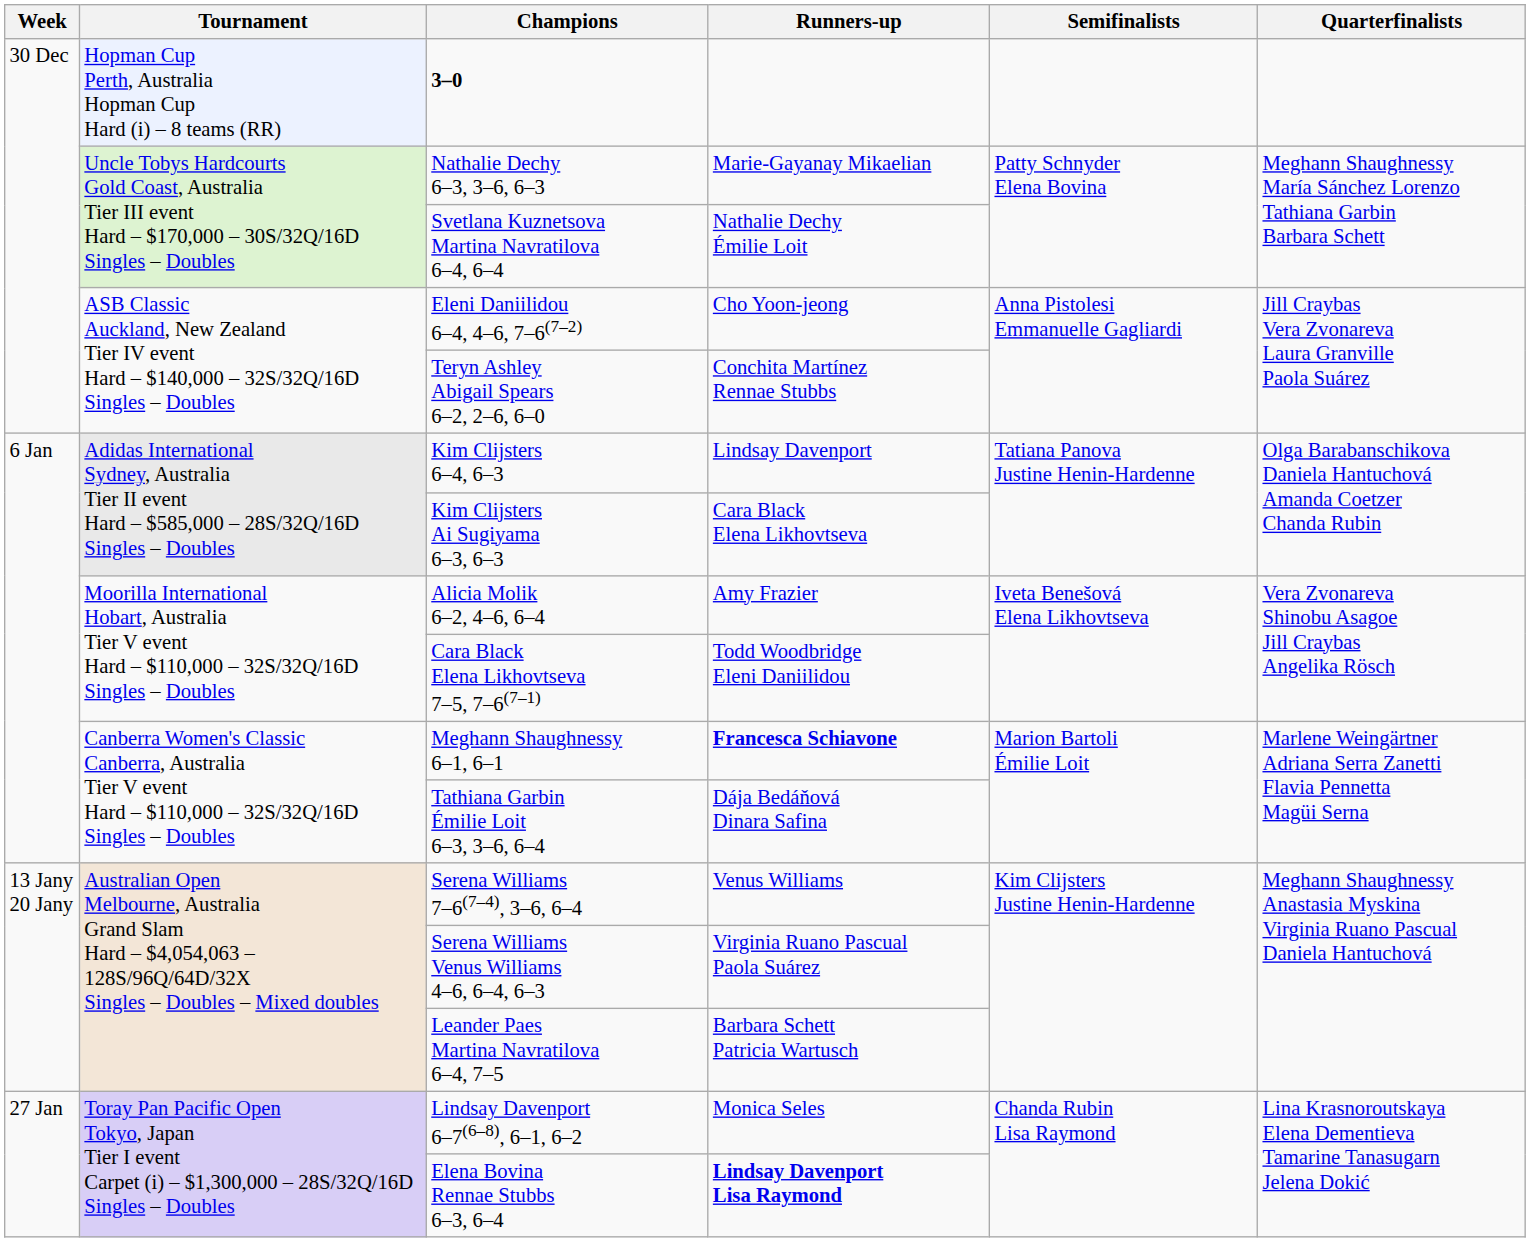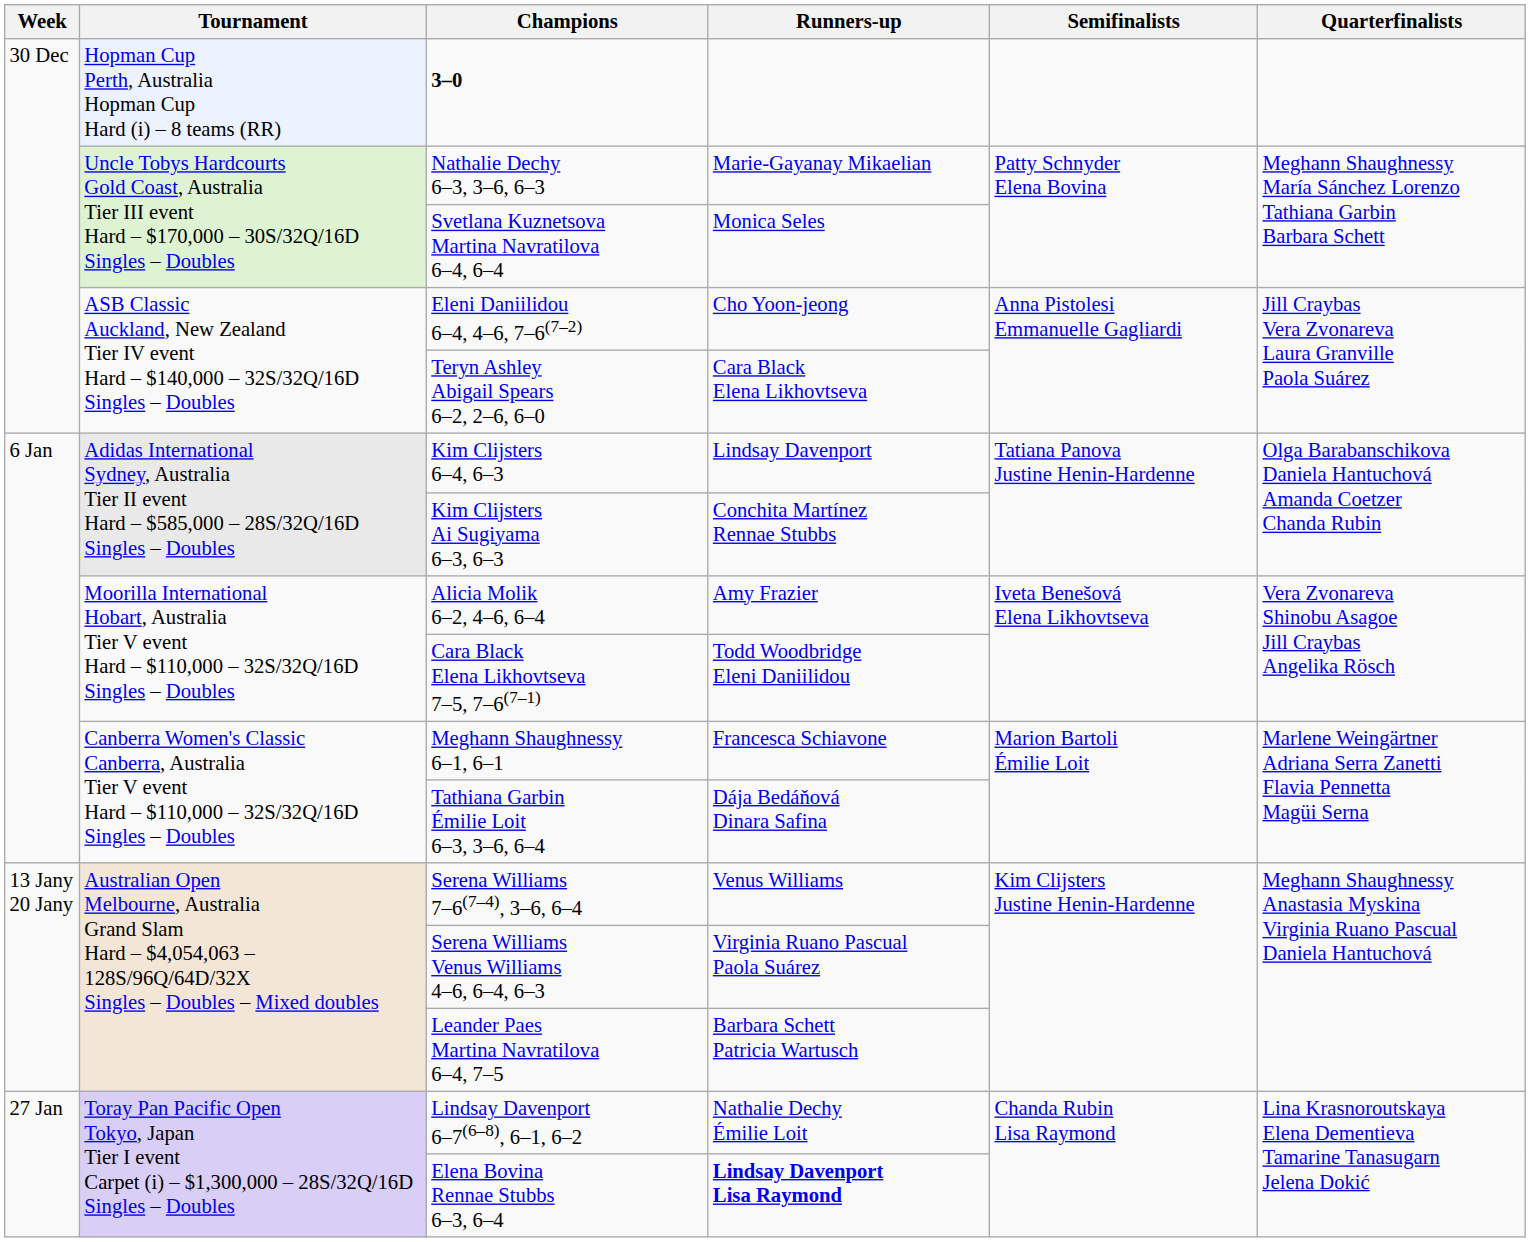(777, 234) Nathalie Dechy Émilie Loit -> (769, 221) Monica Seles
(790, 379) Conchita Martínez Rennae Stubbs -> (790, 379) Cara Black Elena Likhovtseva
(790, 521) Cara Black Elena Likhovtseva -> (790, 521) Conchita Martínez Rennae Stubbs
(805, 738) bold -> (800, 738) normal
(769, 1108) Monica Seles -> (777, 1120) Nathalie Dechy Émilie Loit
